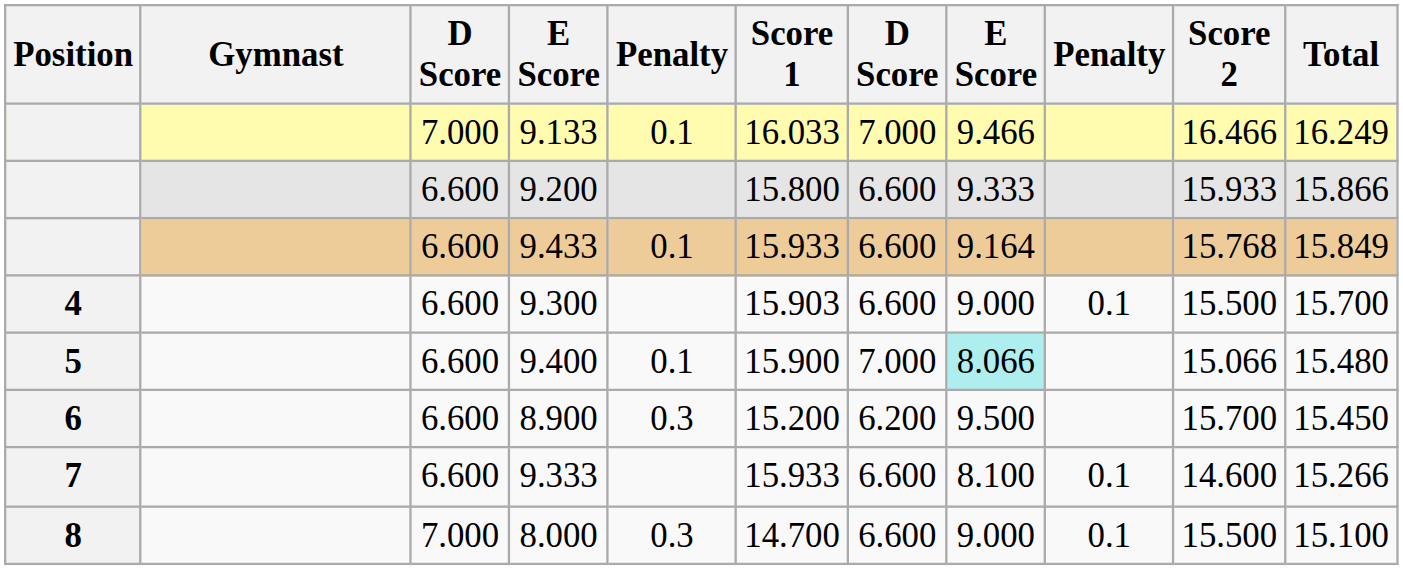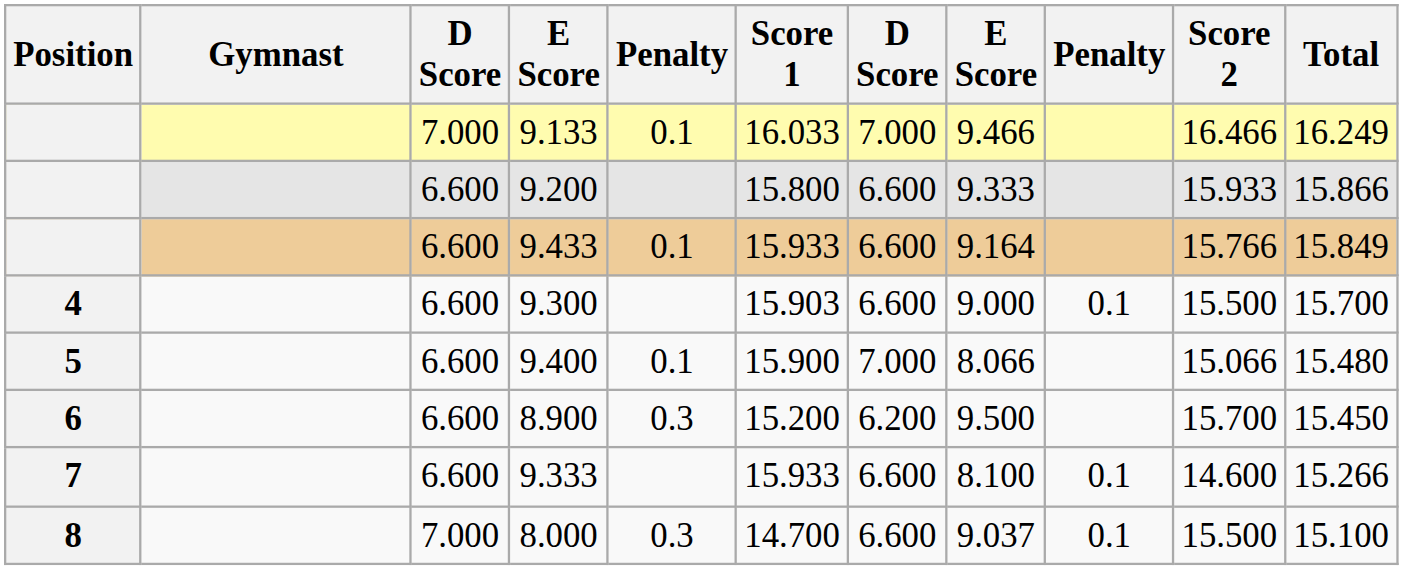(1229, 246) 15.768 -> (1229, 246) 15.766
(996, 361) paleturquoise background -> (996, 361) no background
(996, 533) 9.000 -> (996, 533) 9.037
